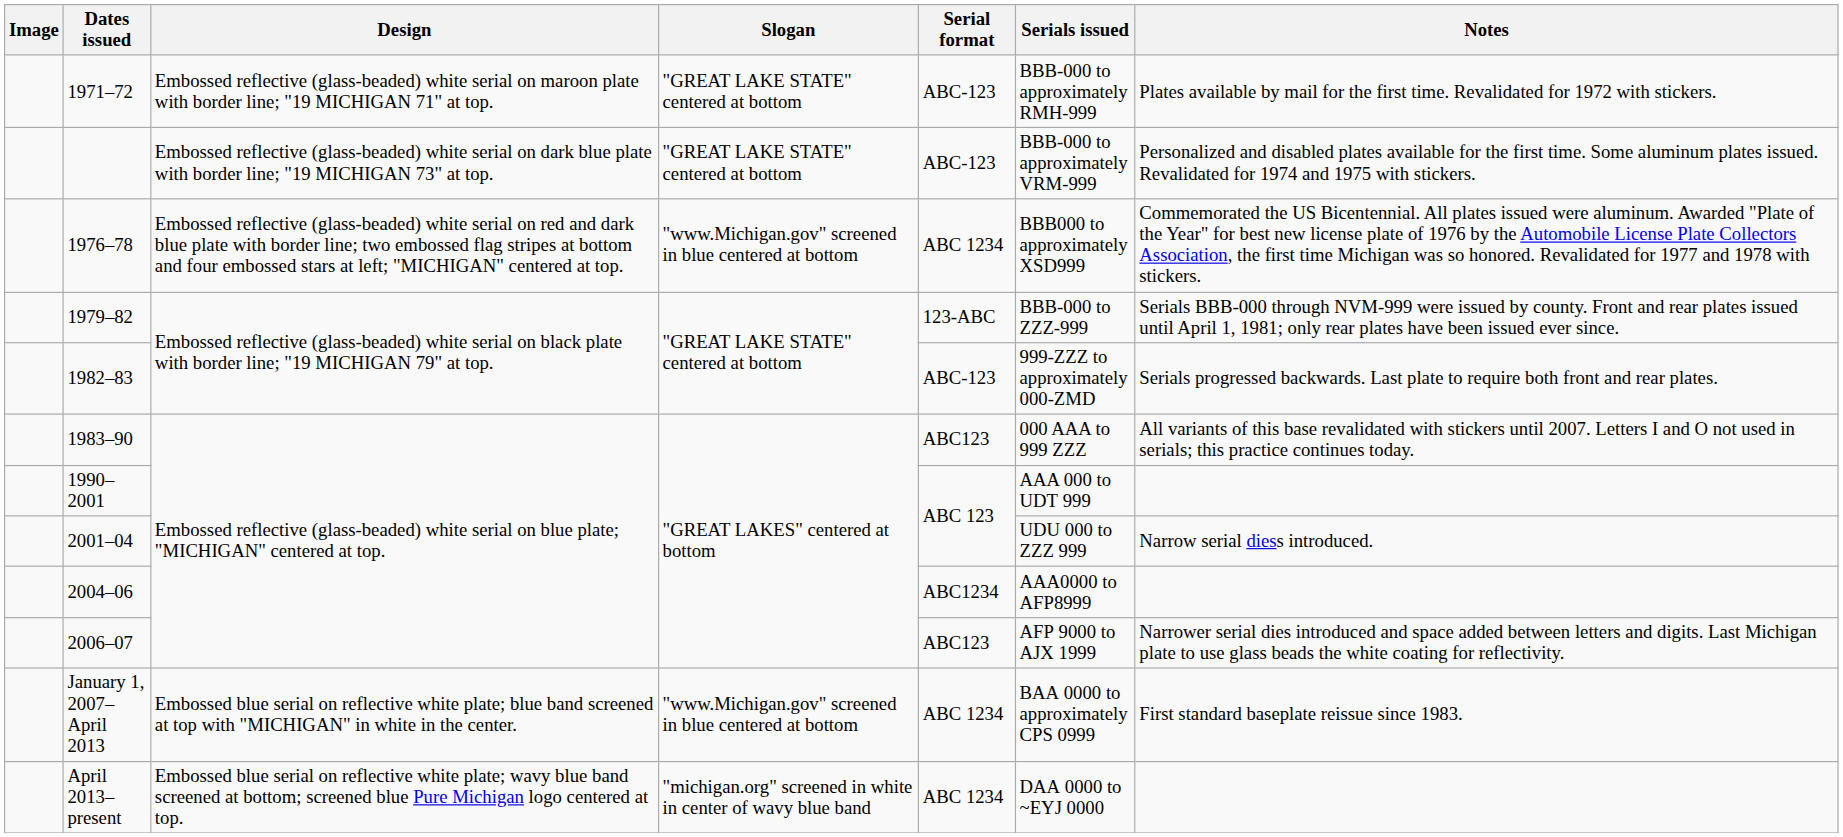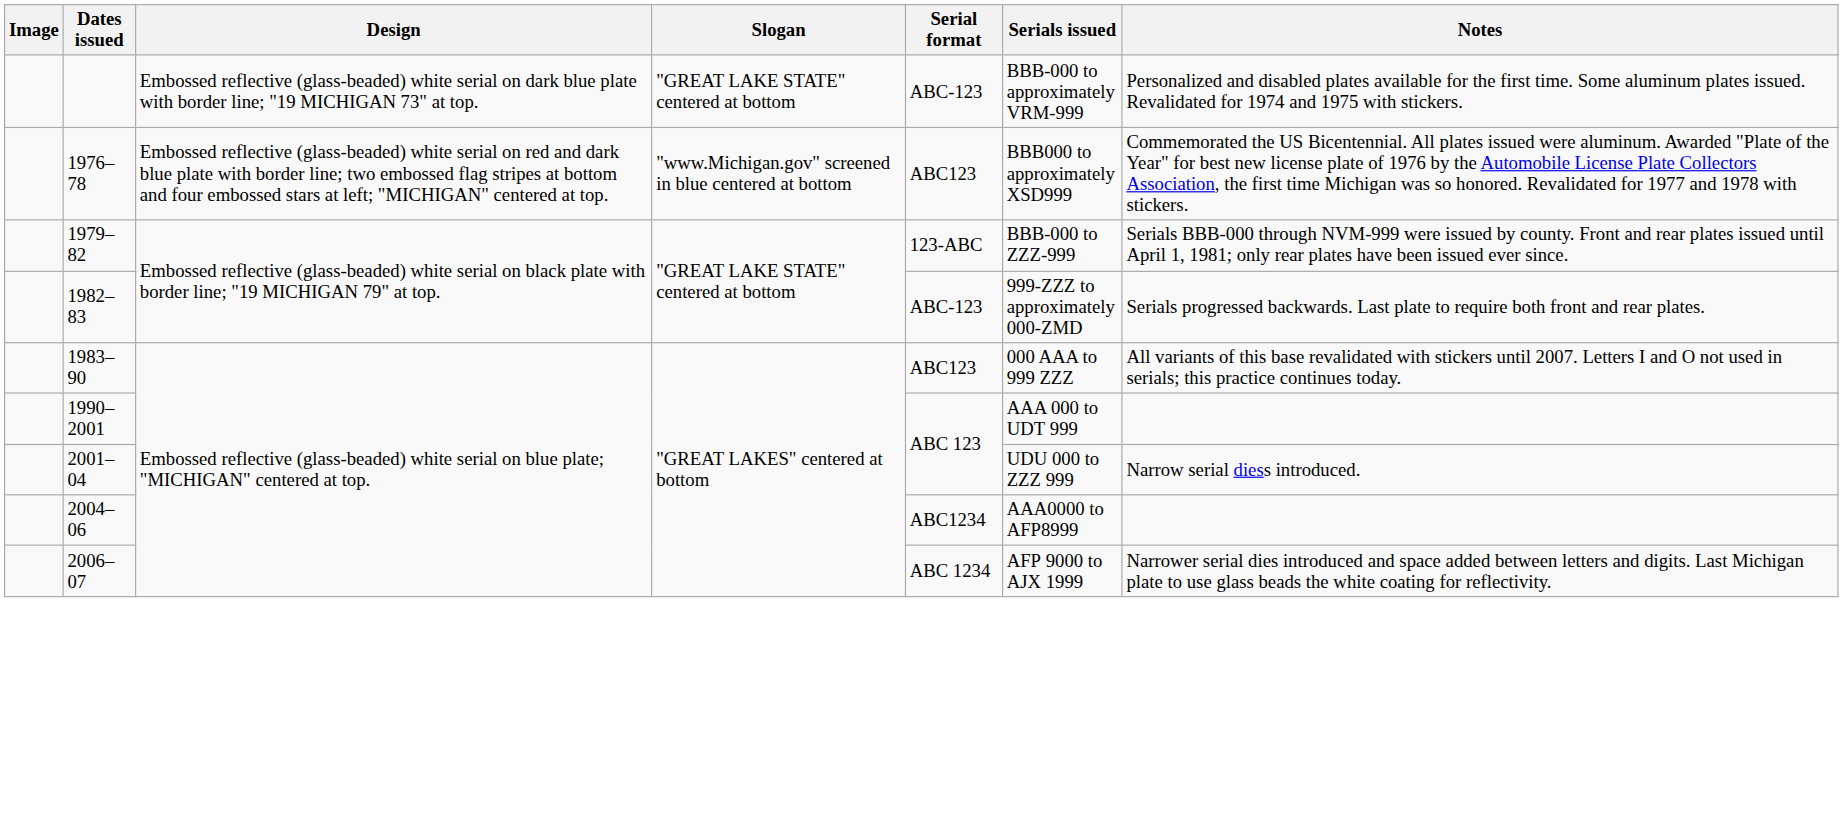- row: (100, 91)
(963, 245) ABC 1234 -> (943, 173) ABC123
(956, 642) ABC123 -> (950, 570) ABC 1234
- row: (106, 714)
- row: (94, 796)
